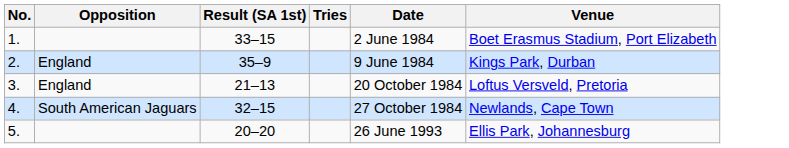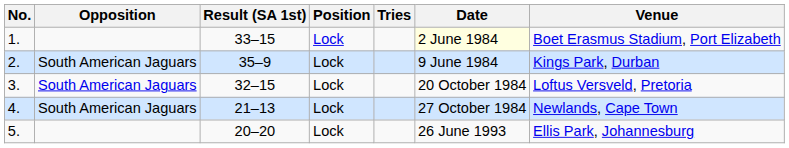+ column: (342, 16)
(394, 39) no background -> (458, 39) lightyellow background
(65, 62) England -> (117, 62) South American Jaguars
(65, 85) England -> (117, 85) South American Jaguars
(255, 85) 21–13 -> (255, 85) 32–15
(255, 108) 32–15 -> (255, 108) 21–13
